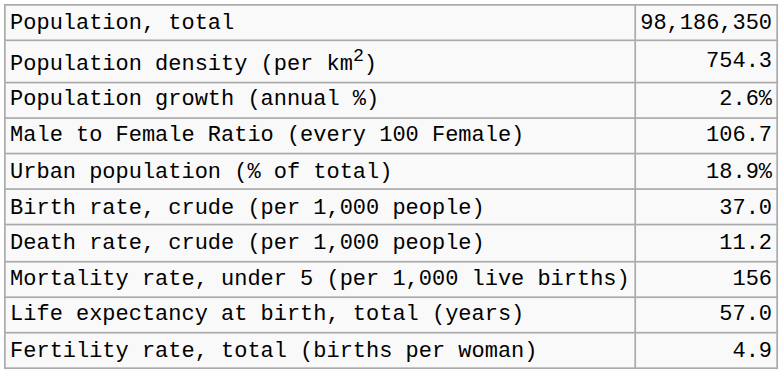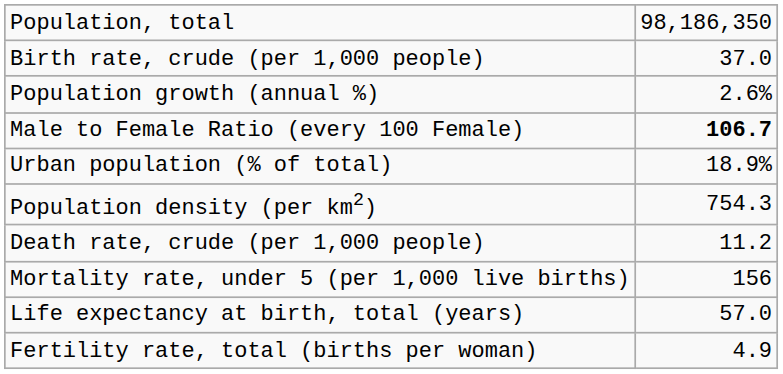rows swapped: (194, 61) <-> (247, 207)
(739, 136) normal -> (739, 130) bold
